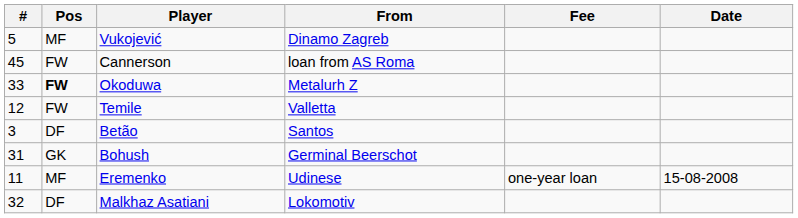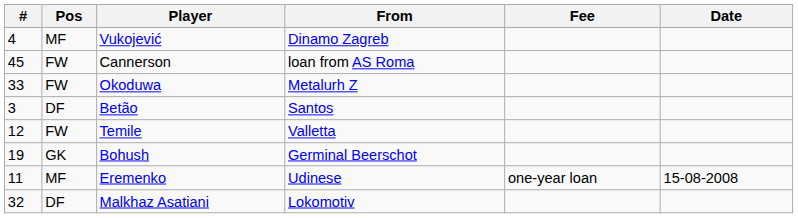(12, 39) 5 -> (12, 39) 4
(57, 86) bold -> (57, 86) normal
rows swapped: (121, 109) <-> (119, 132)
(16, 155) 31 -> (16, 155) 19
